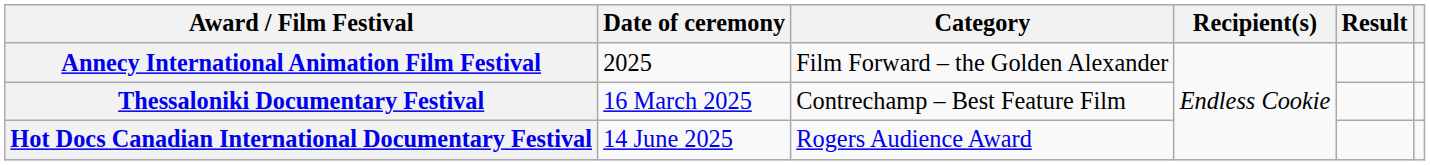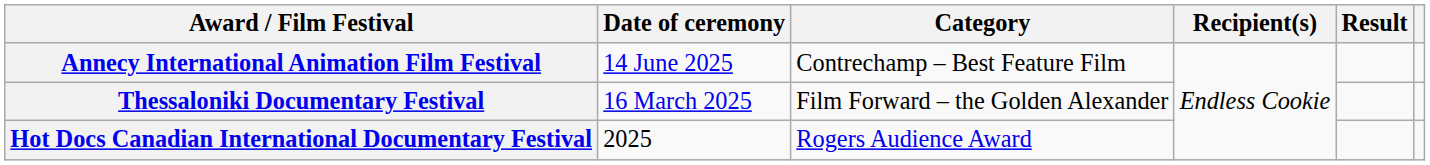(628, 62) 2025 -> (668, 62) 14 June 2025
(982, 62) Film Forward – the Golden Alexander -> (961, 62) Contrechamp – Best Feature Film
(961, 100) Contrechamp – Best Feature Film -> (982, 100) Film Forward – the Golden Alexander
(668, 139) 14 June 2025 -> (628, 139) 2025
